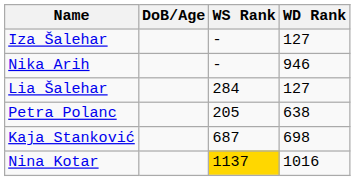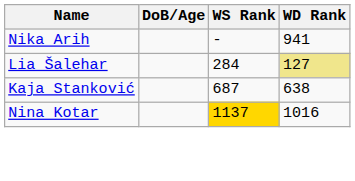- row: (58, 41)
(297, 66) 946 -> (297, 41) 941
(297, 90) no background -> (297, 66) khaki background
- row: (62, 114)
(297, 139) 698 -> (297, 90) 638
